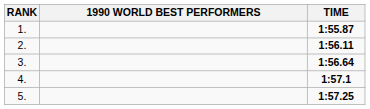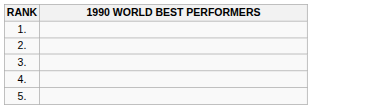- column: (336, 13)
